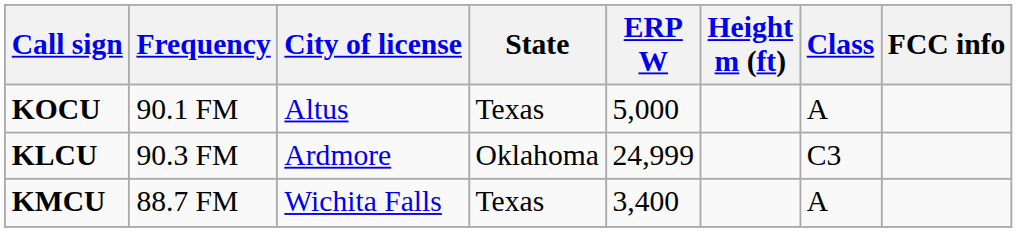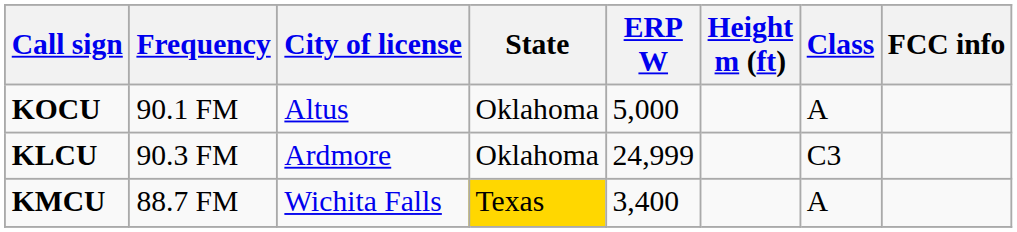(510, 108) Texas -> (537, 108) Oklahoma
(510, 202) no background -> (510, 202) gold background
